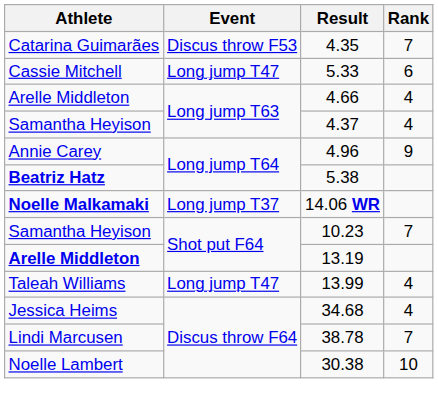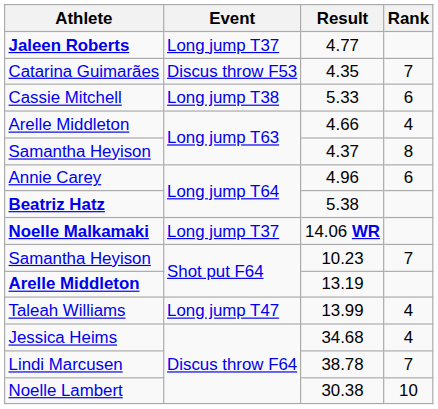+ row: (343, 45)
(223, 72) Long jump T47 -> (223, 98) Long jump T38
(408, 125) 4 -> (408, 151) 8
(408, 151) 9 -> (408, 178) 6
